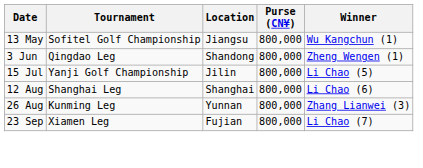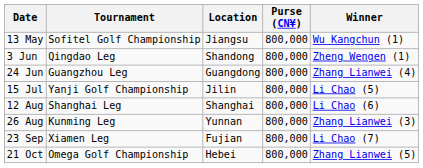+ row: (25, 73)
+ row: (25, 155)
